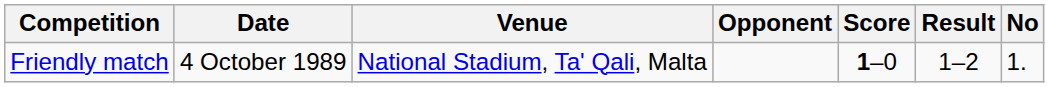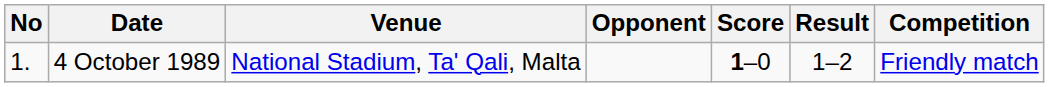columns swapped: (1023, 23) <-> (90, 23)
